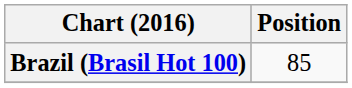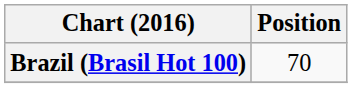(299, 62) 85 -> (299, 62) 70
